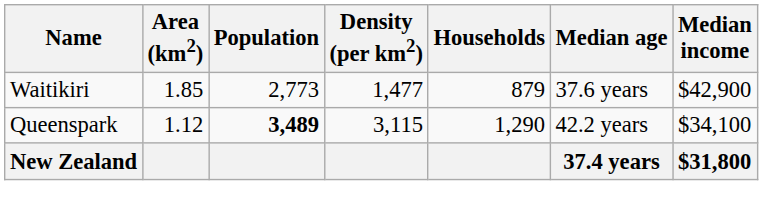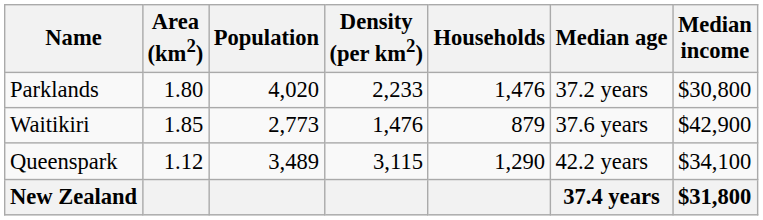+ row: (54, 89)
(398, 89) 1,477 -> (398, 125) 1,476
(294, 125) bold -> (294, 161) normal
